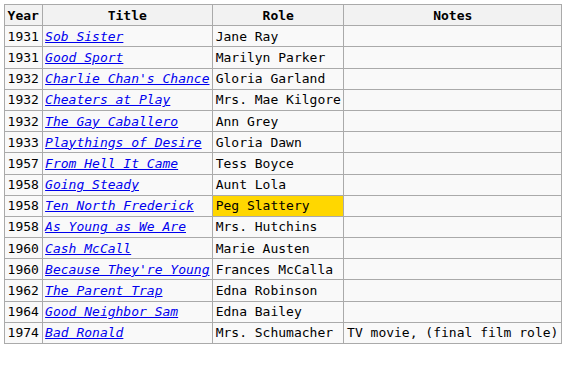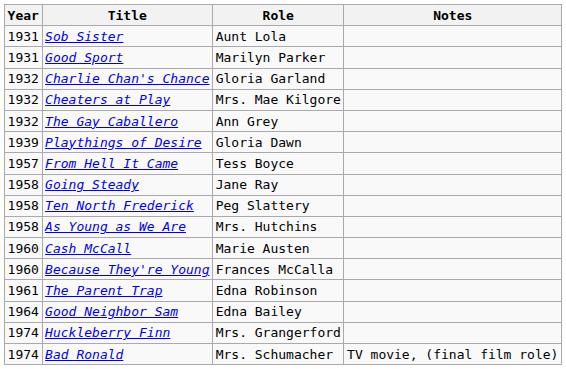(247, 36) Jane Ray -> (251, 36) Aunt Lola
(23, 142) 1933 -> (23, 142) 1939
(251, 185) Aunt Lola -> (247, 185) Jane Ray
(263, 206) gold background -> (263, 206) no background
(23, 291) 1962 -> (23, 291) 1961
+ row: (108, 333)
